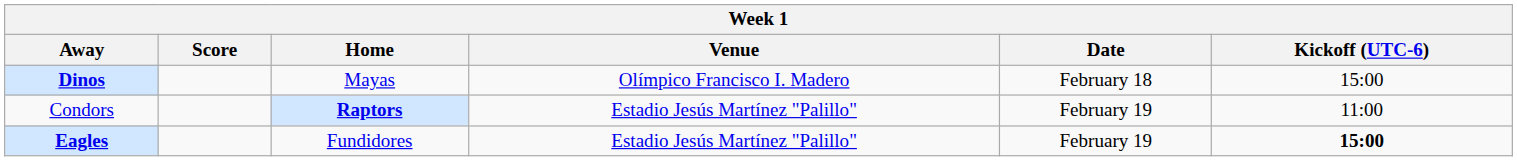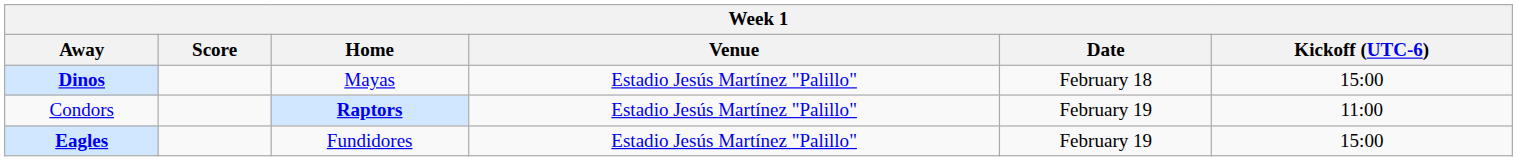(734, 79) Olímpico Francisco I. Madero -> (734, 79) Estadio Jesús Martínez "Palillo"
(1362, 140) bold -> (1362, 140) normal
